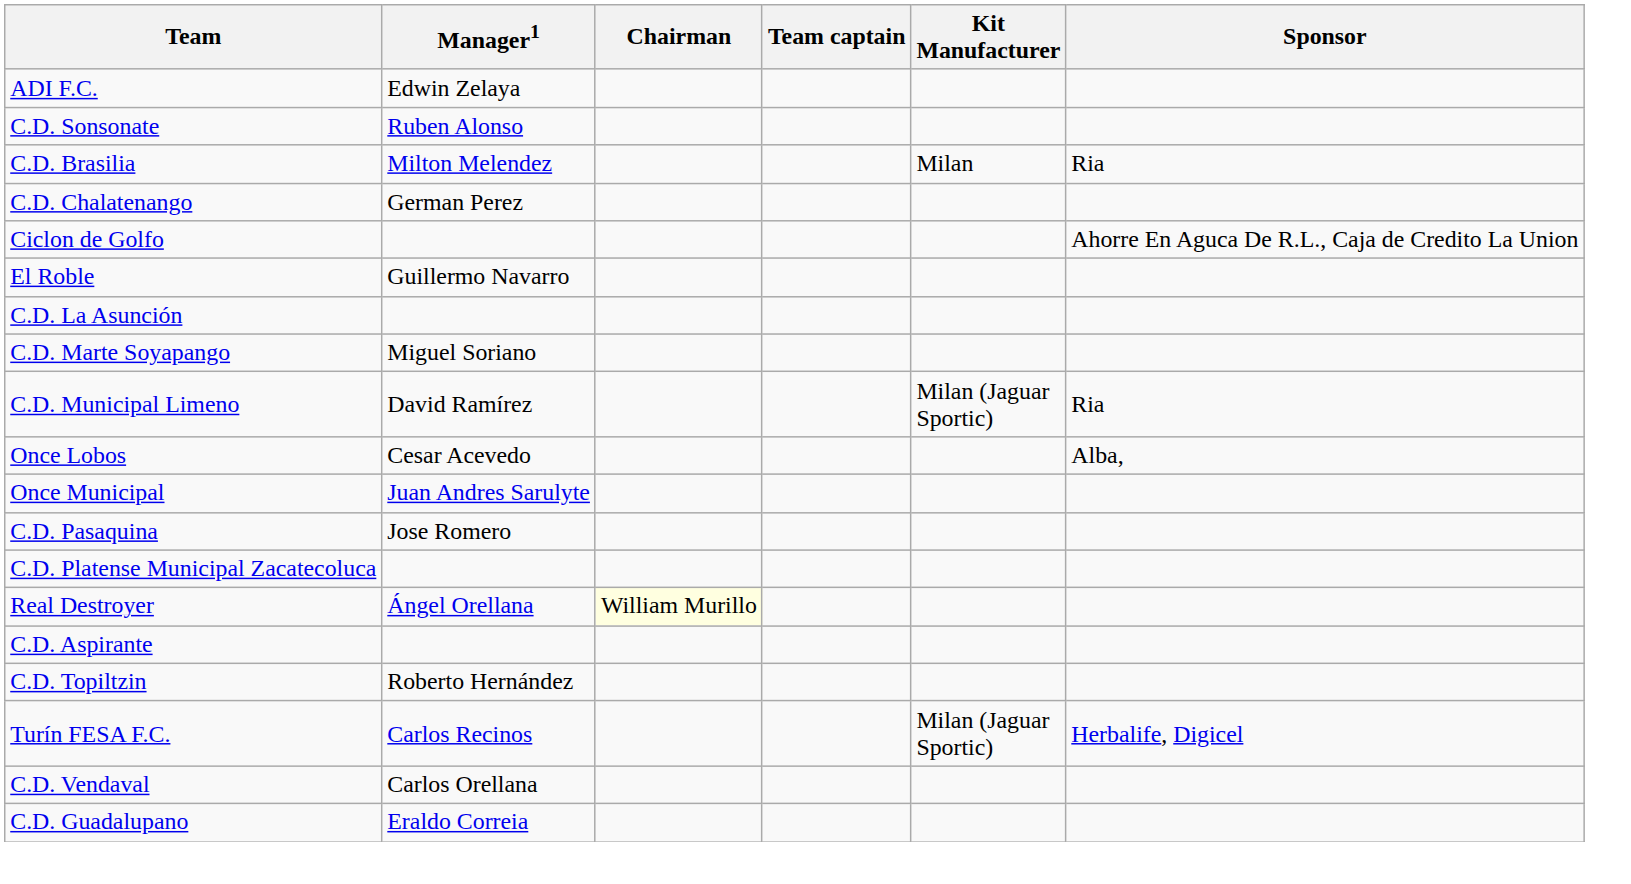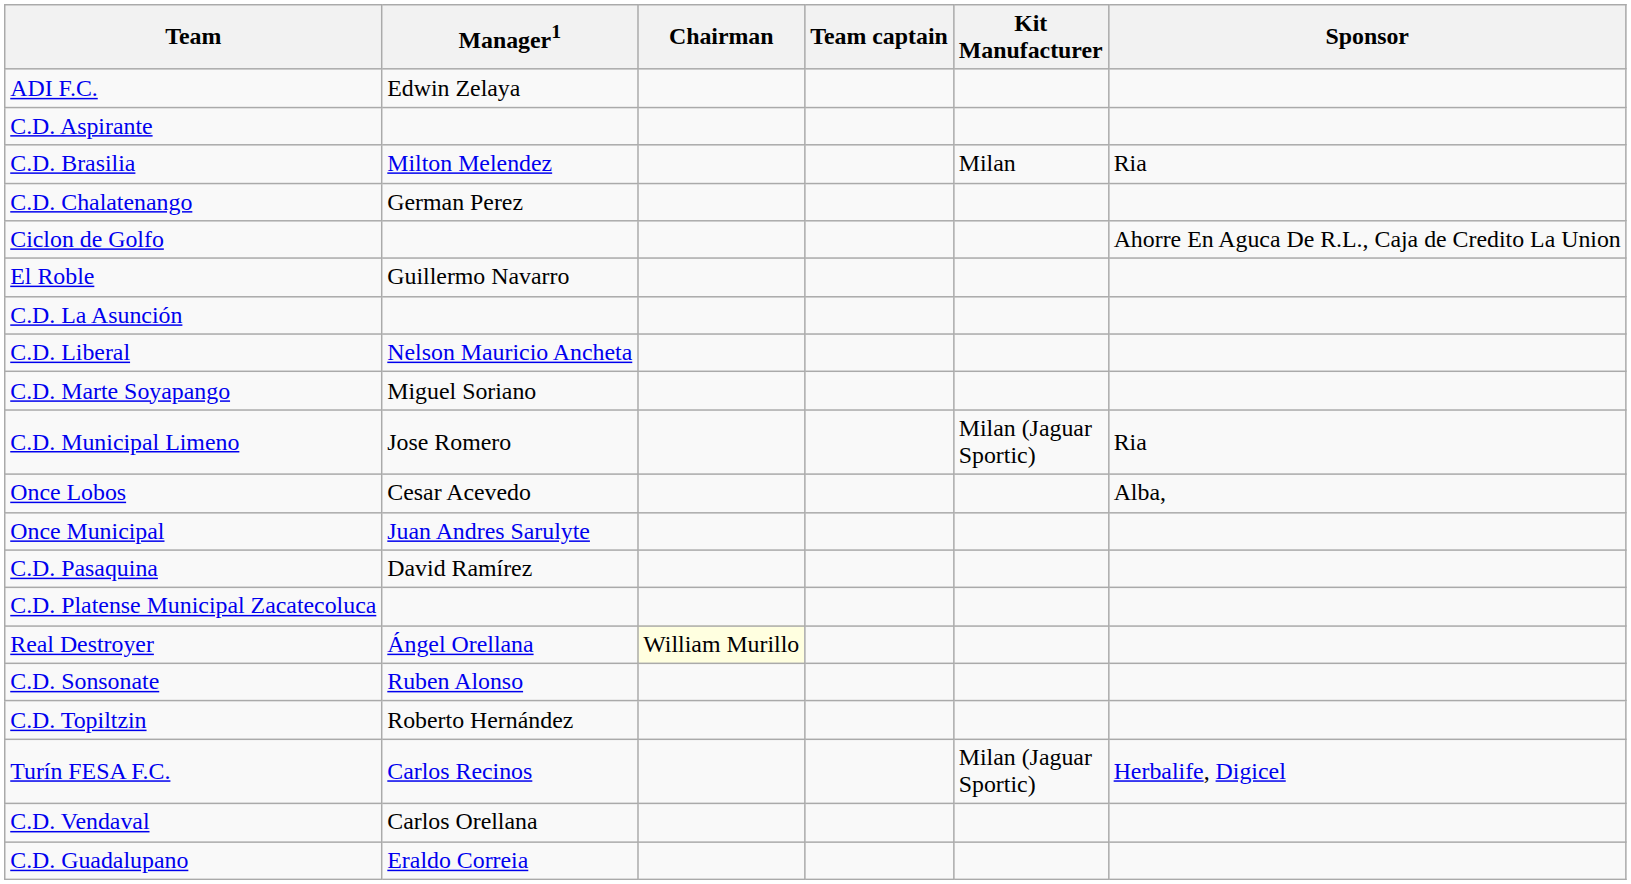rows swapped: (81, 644) <-> (85, 125)
+ row: (70, 352)
(460, 403) David Ramírez -> (449, 441) Jose Romero
(449, 530) Jose Romero -> (460, 568) David Ramírez
